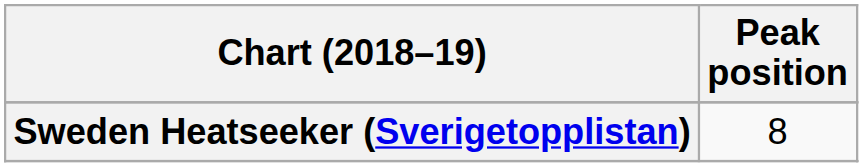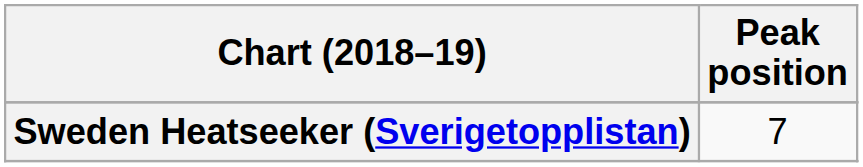(778, 131) 8 -> (778, 131) 7
